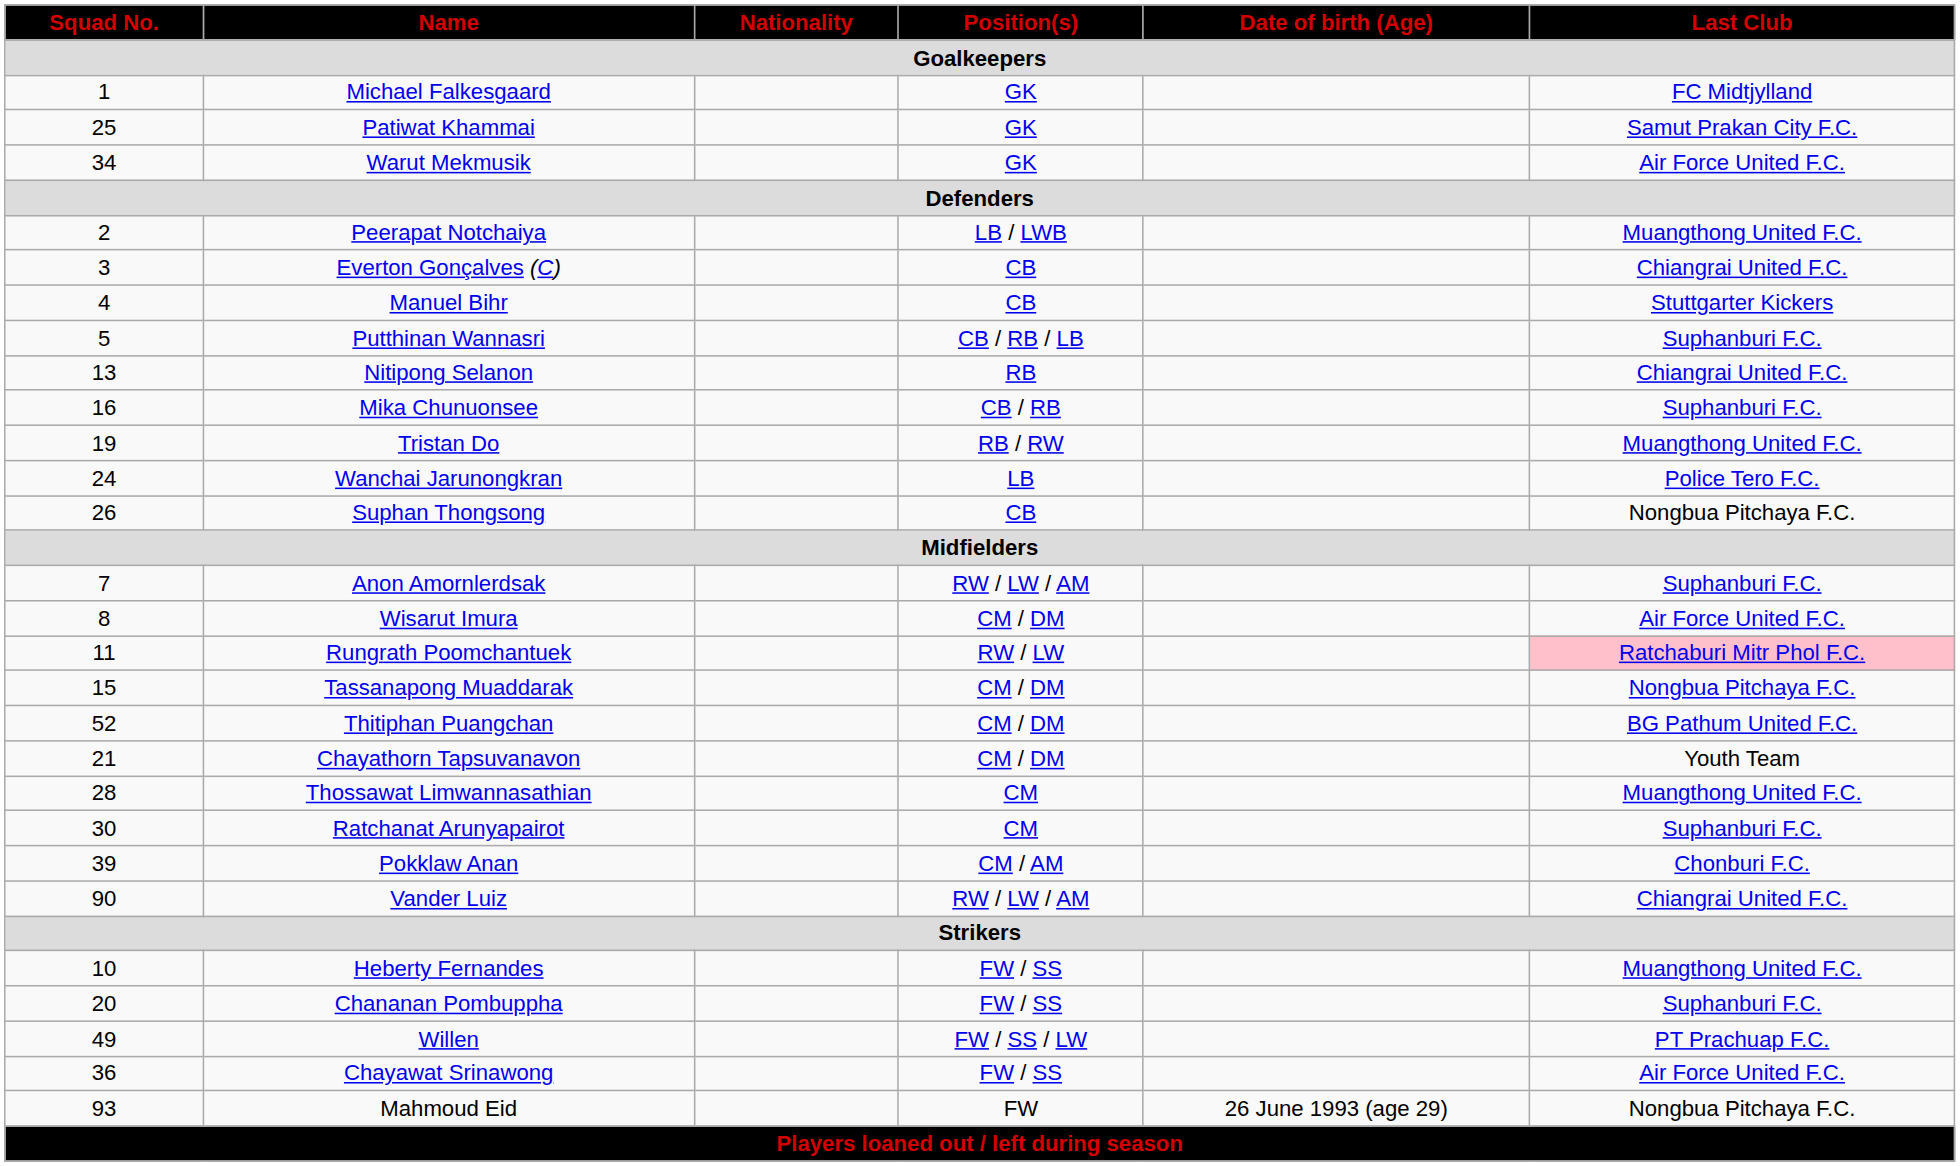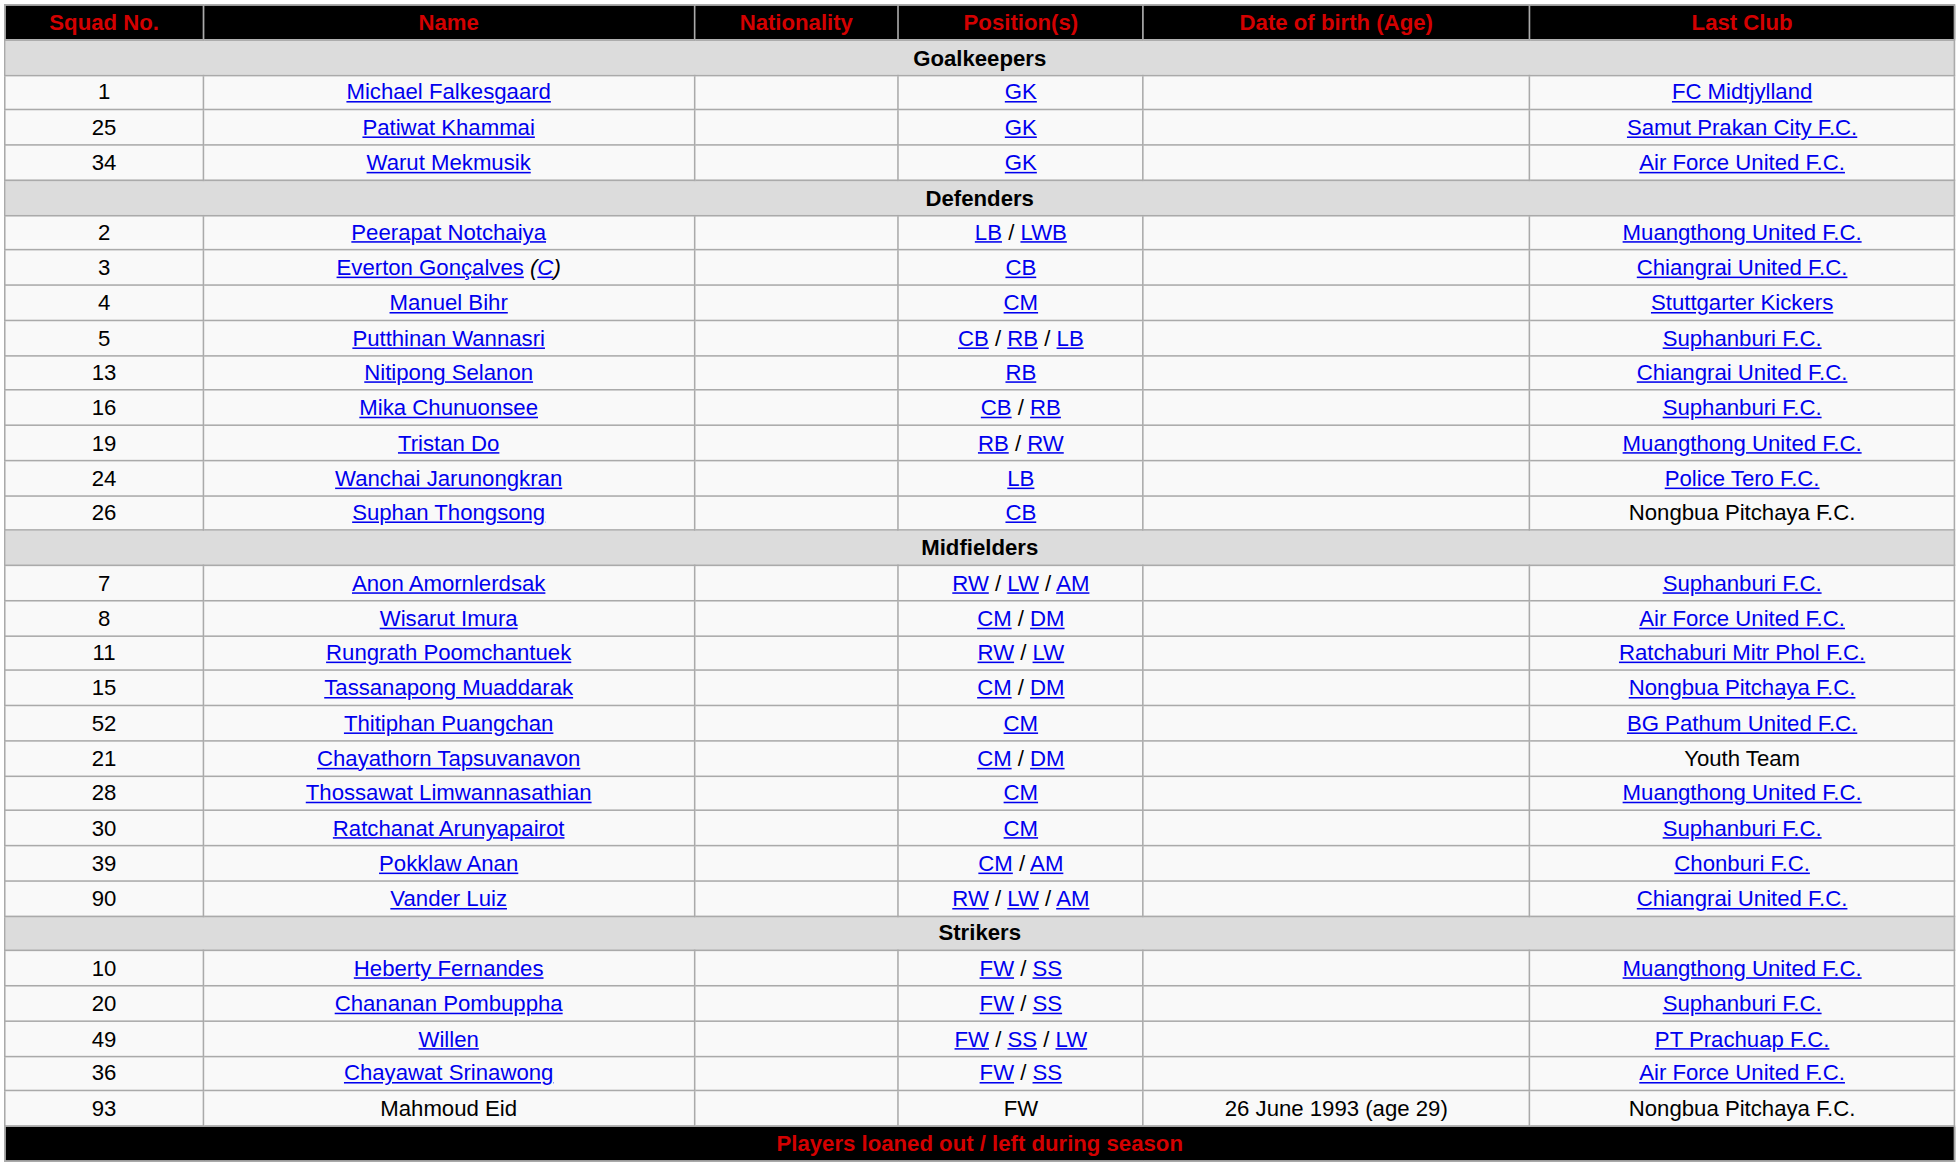(1021, 303) CB -> (1021, 303) CM
(1742, 653) pink background -> (1742, 653) no background
(1021, 723) CM / DM -> (1021, 723) CM
